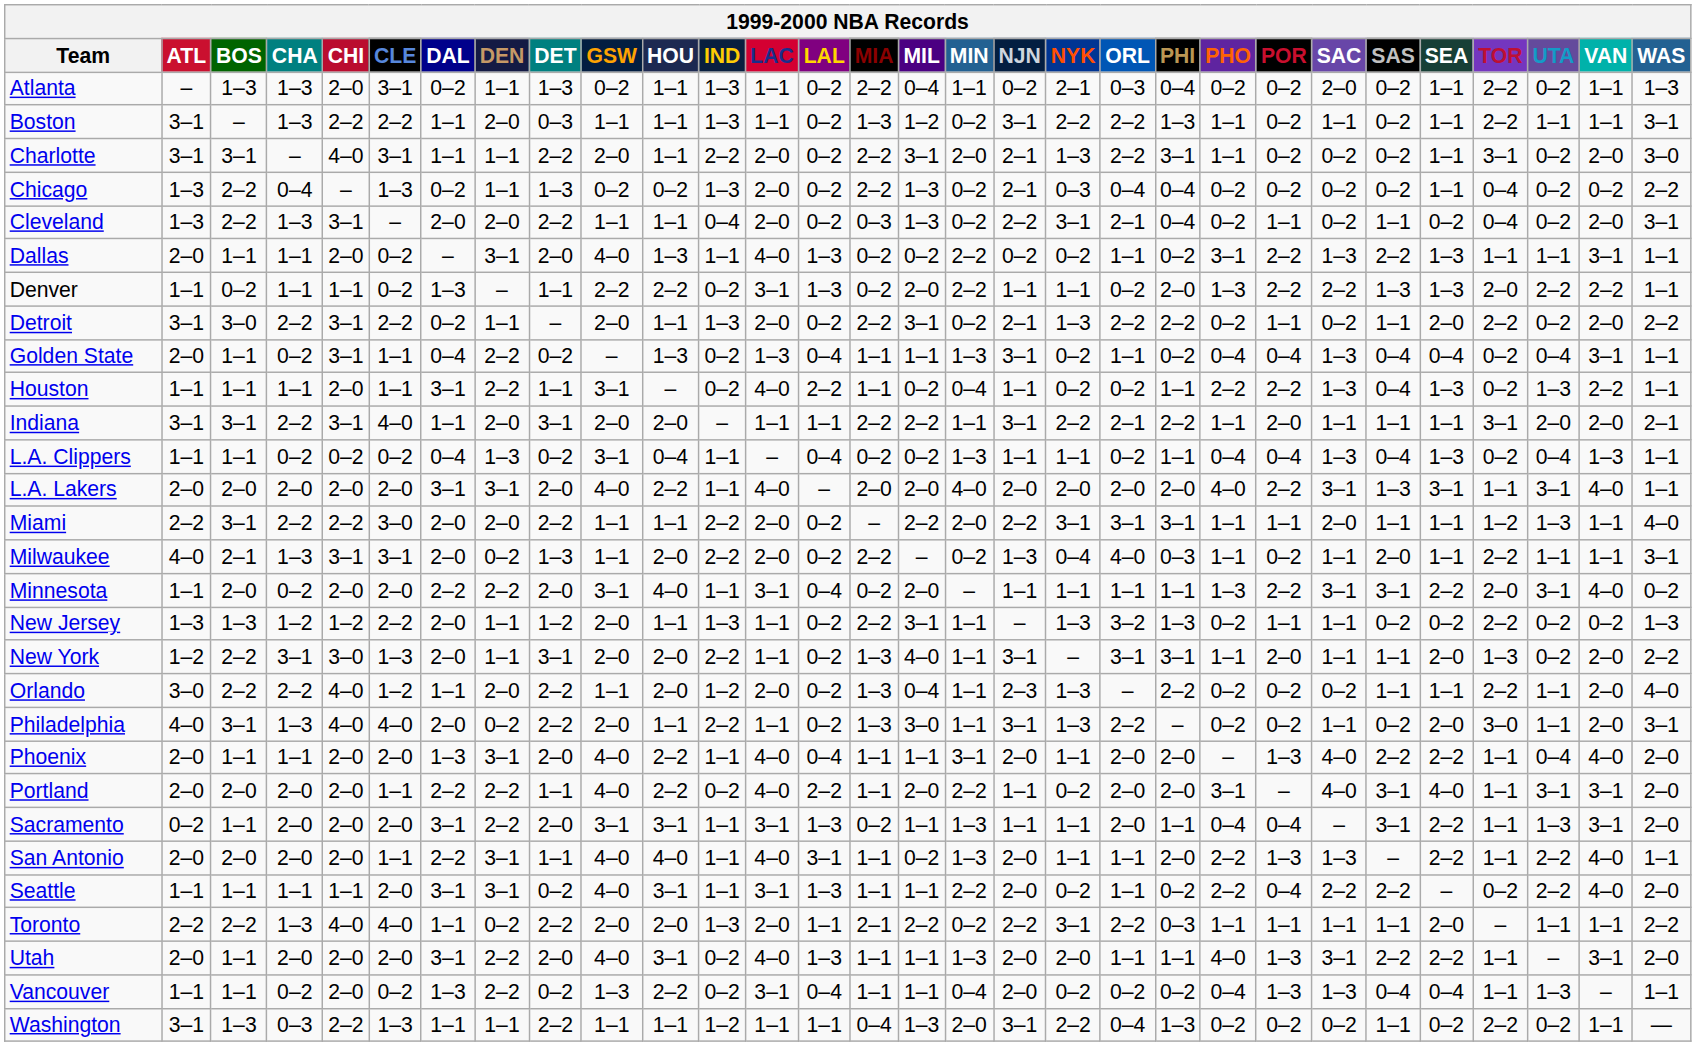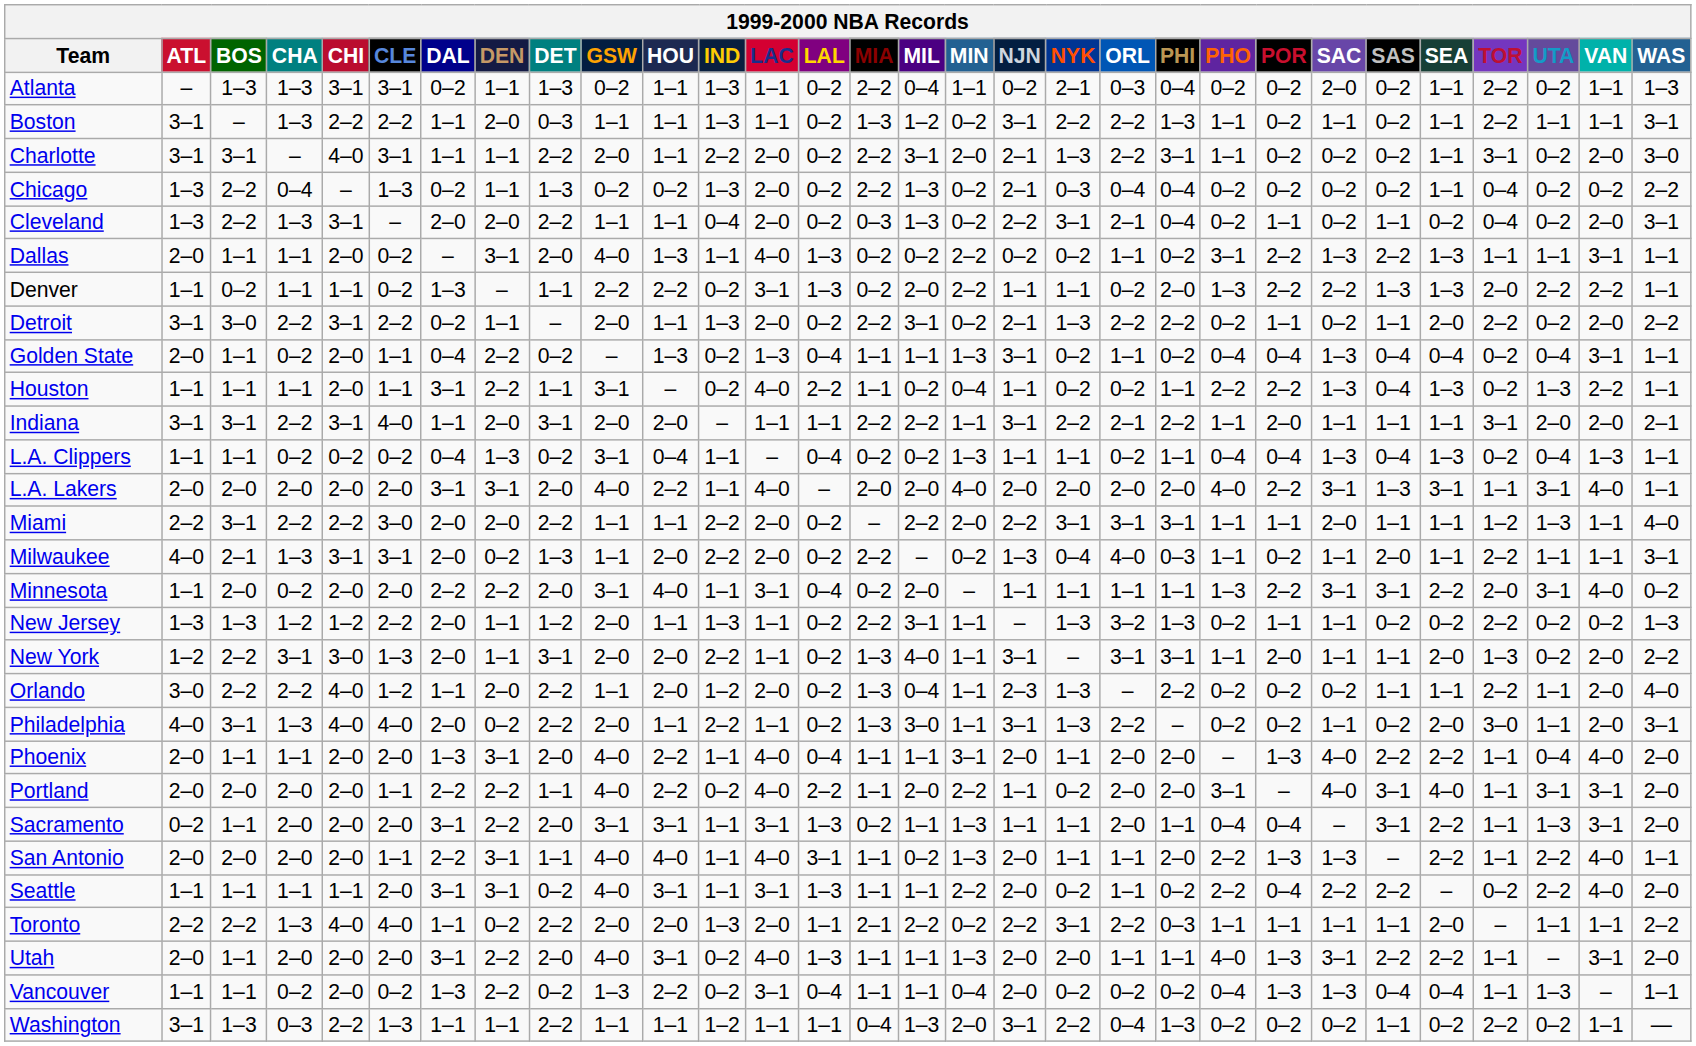(346, 89) 2–0 -> (346, 89) 3–1
(346, 356) 3–1 -> (346, 356) 2–0
